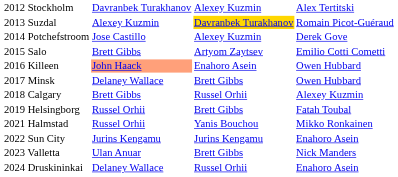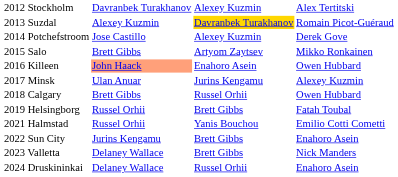(341, 51) Emilio Cotti Cometti -> (334, 51) Mikko Ronkainen
(128, 80) Delaney Wallace -> (116, 80) Ulan Anuar
(219, 80) Brett Gibbs -> (229, 80) Jurins Kengamu
(329, 80) Owen Hubbard -> (330, 80) Alexey Kuzmin
(330, 95) Alexey Kuzmin -> (329, 95) Owen Hubbard
(334, 124) Mikko Ronkainen -> (341, 124) Emilio Cotti Cometti
(229, 138) Jurins Kengamu -> (219, 138) Brett Gibbs
(116, 153) Ulan Anuar -> (128, 153) Delaney Wallace
